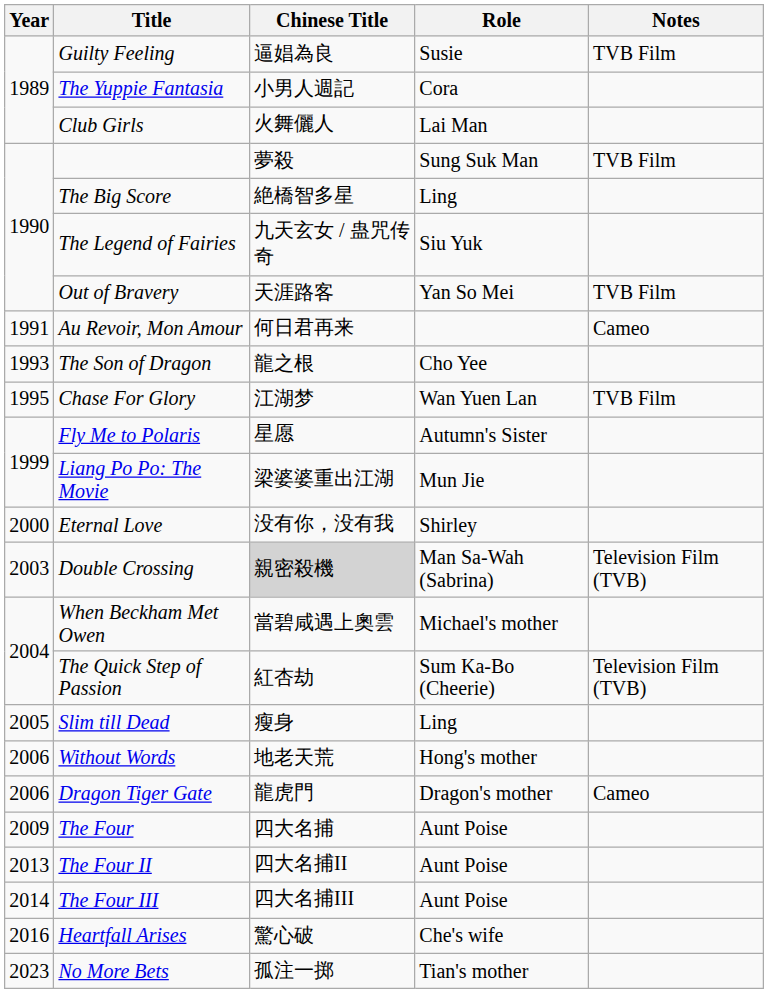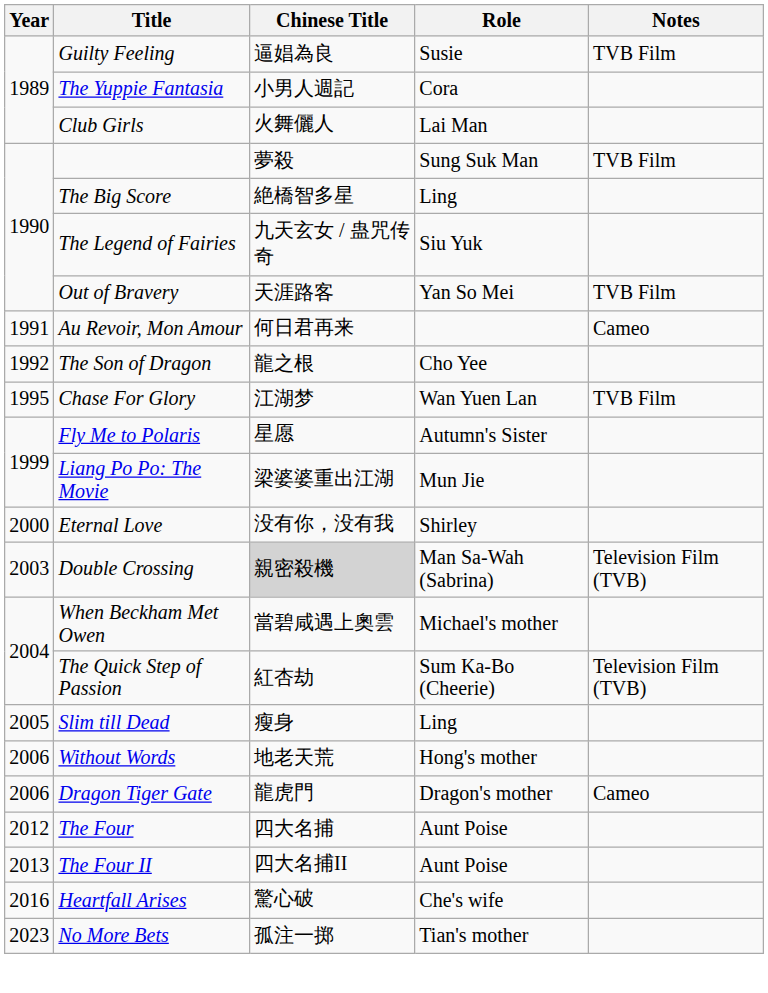(29, 363) 1993 -> (29, 363) 1992
(29, 829) 2009 -> (29, 829) 2012
- row: (108, 900)
